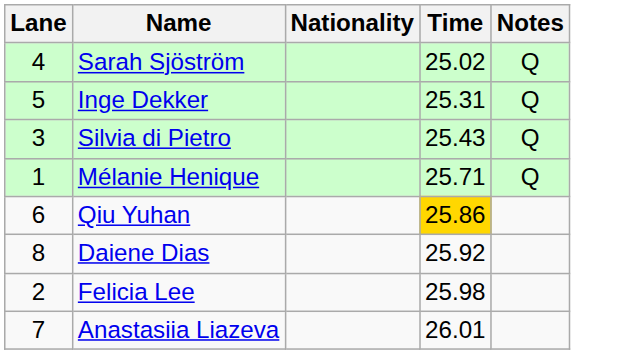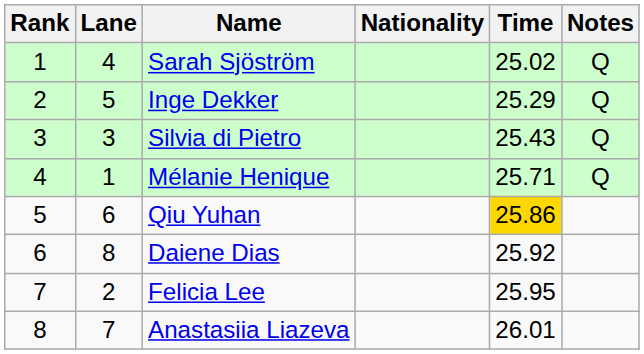+ column: (40, 23)
(455, 100) 25.31 -> (526, 100) 25.29
(455, 291) 25.98 -> (526, 291) 25.95
